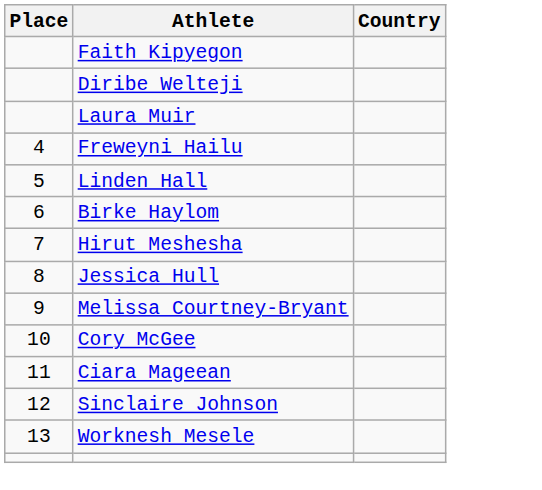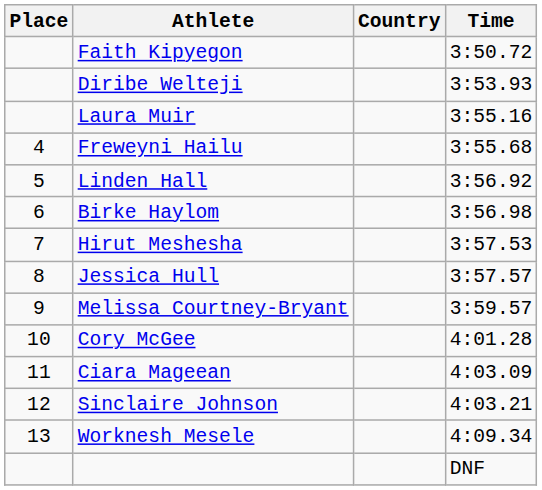+ column: (491, 21)
